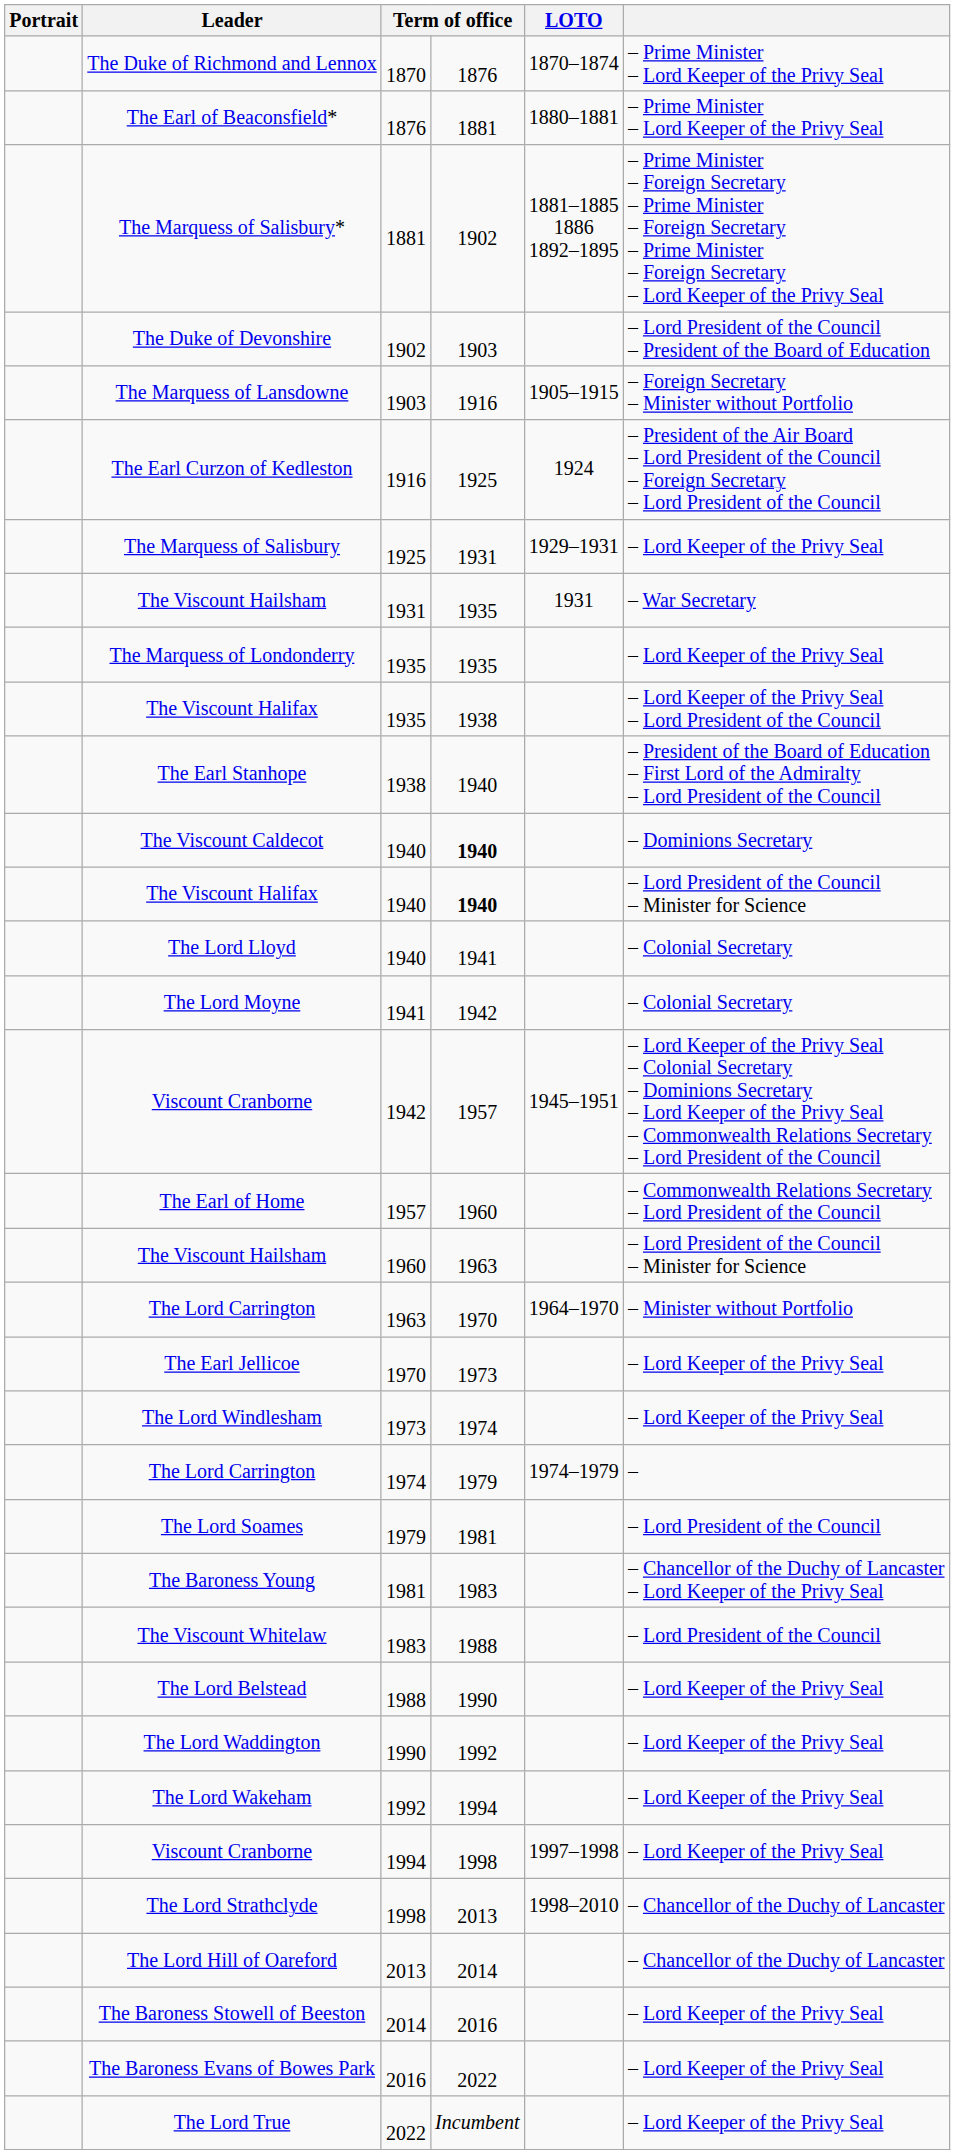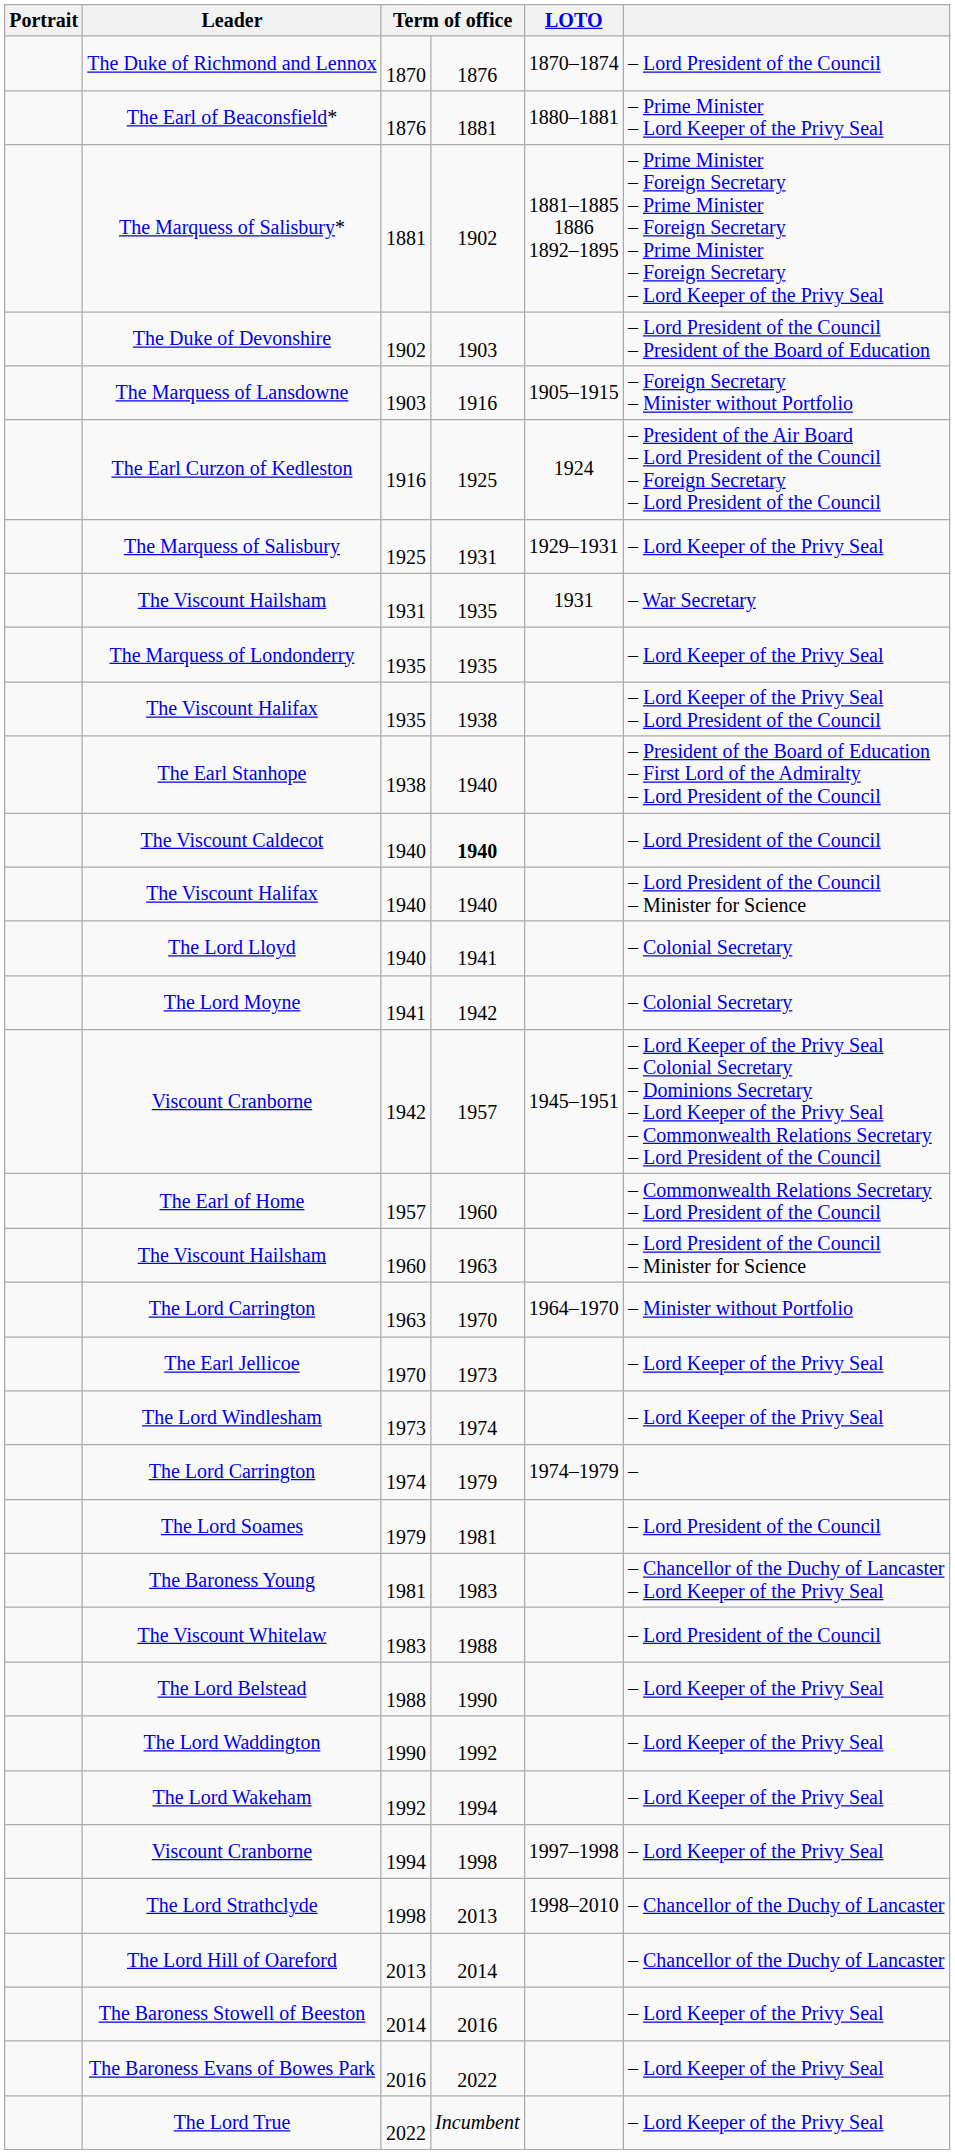(756, 63) – Prime Minister – Lord Keeper of the Privy Seal -> (754, 63) – Lord President of the Council
(720, 839) – Dominions Secretary -> (754, 839) – Lord President of the Council
(477, 905) bold -> (477, 905) normal
